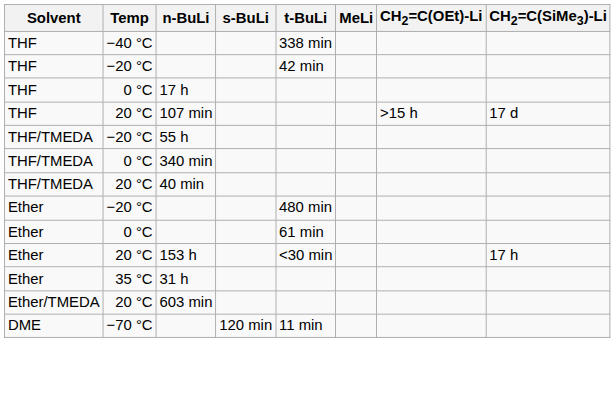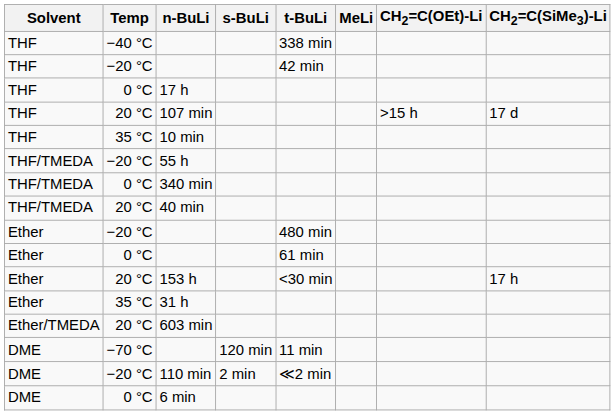+ row: (134, 137)
+ row: (130, 373)
+ row: (138, 397)
